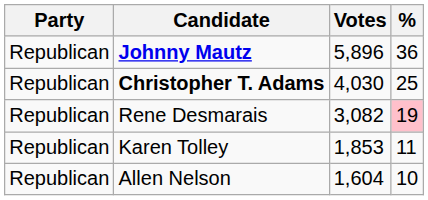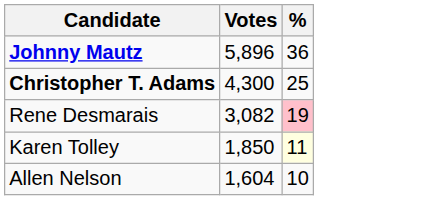- column: (59, 20)
(359, 83) 4,030 -> (249, 83) 4,300
(359, 147) 1,853 -> (249, 147) 1,850
(406, 147) no background -> (297, 147) lightyellow background
